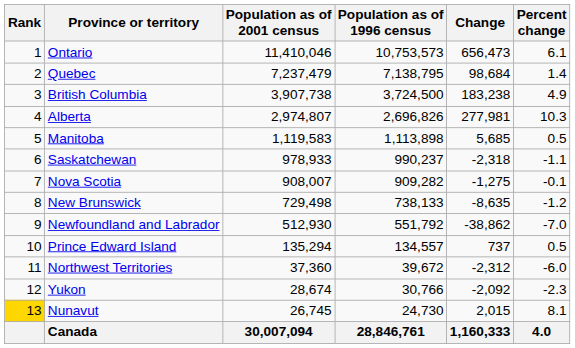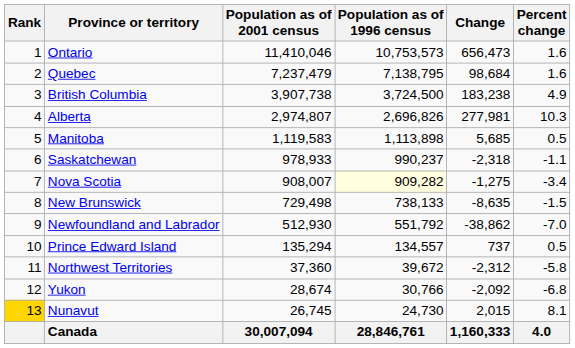(557, 52) 6.1 -> (557, 52) 1.6
(557, 73) 1.4 -> (557, 73) 1.6
(419, 181) no background -> (419, 181) lightyellow background
(555, 181) -0.1 -> (555, 181) -3.4
(555, 203) -1.2 -> (555, 203) -1.5
(555, 267) -6.0 -> (555, 267) -5.8
(555, 289) -2.3 -> (555, 289) -6.8
